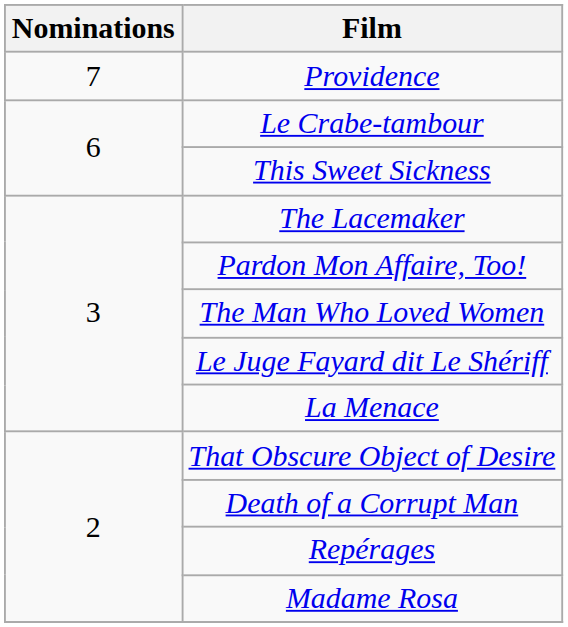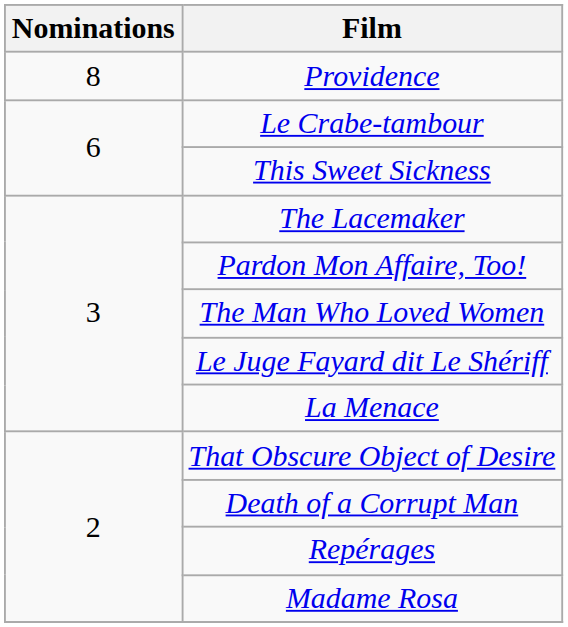(93, 75) 7 -> (93, 75) 8
